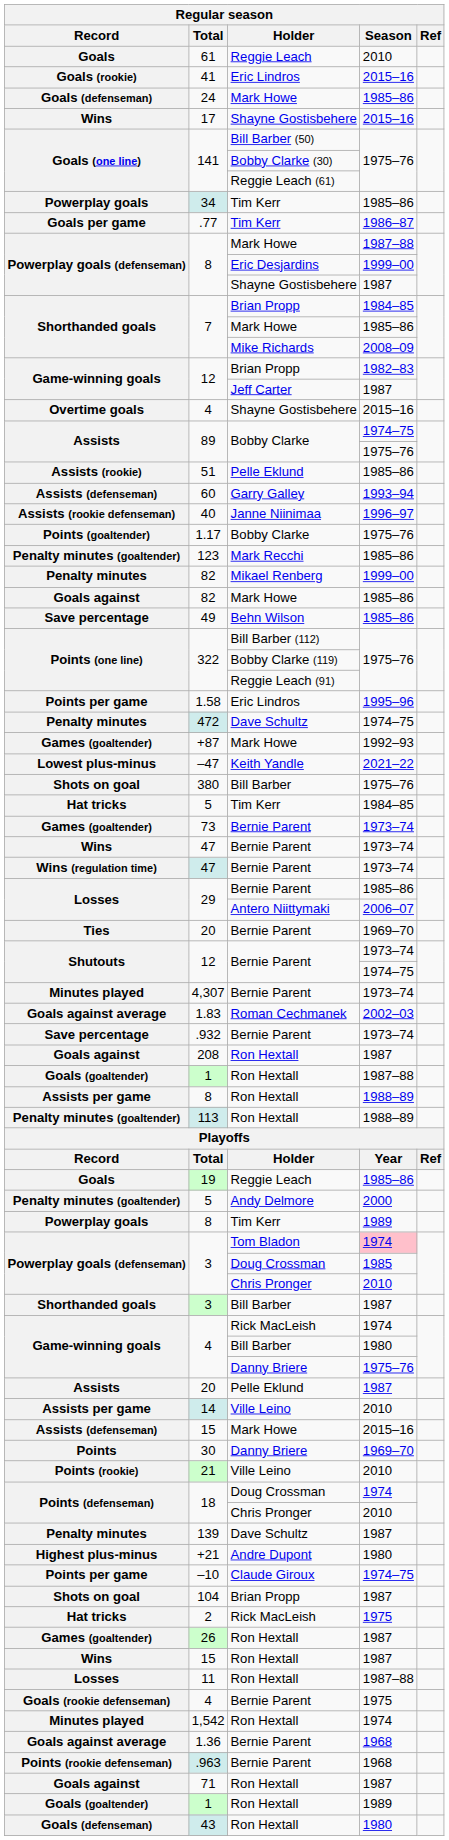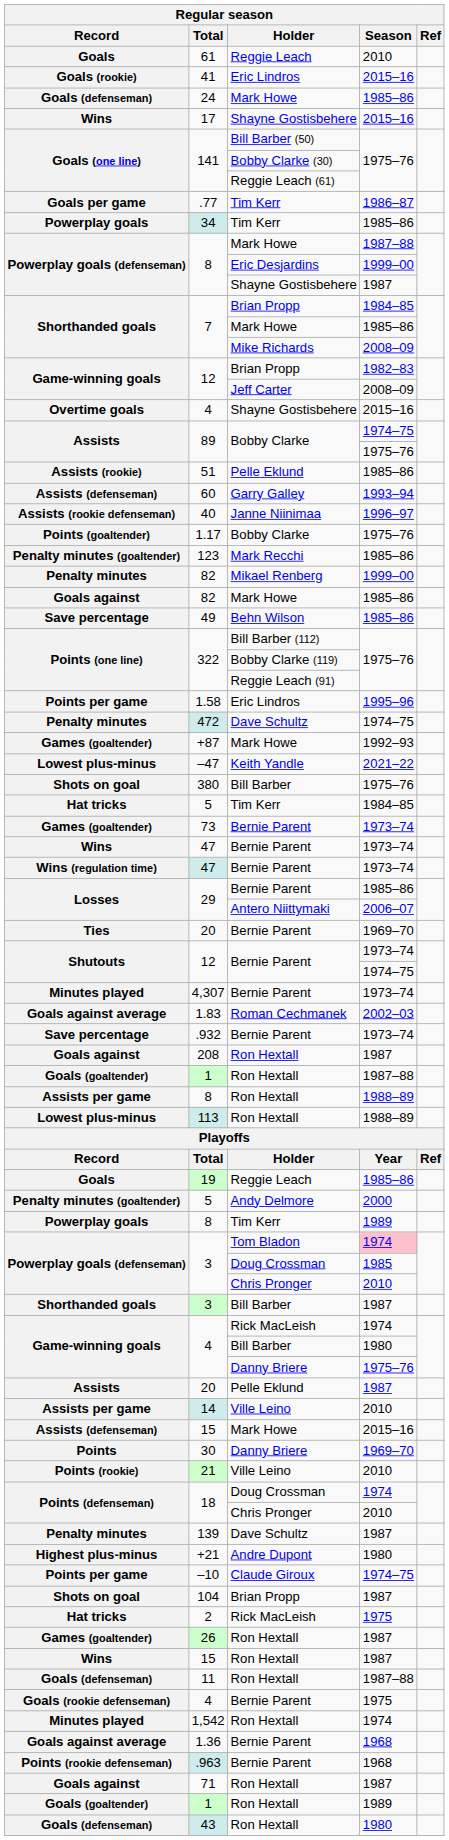rows swapped: (208, 222) <-> (208, 202)
(377, 389) 1987 -> (388, 389) 2008–09
(97, 1117) Penalty minutes (goaltender) -> (97, 1117) Lowest plus-minus
(97, 1679) Losses -> (97, 1679) Goals (defenseman)
